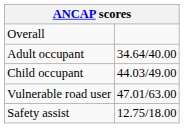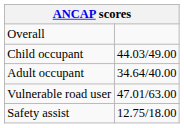rows swapped: (46, 53) <-> (45, 73)
